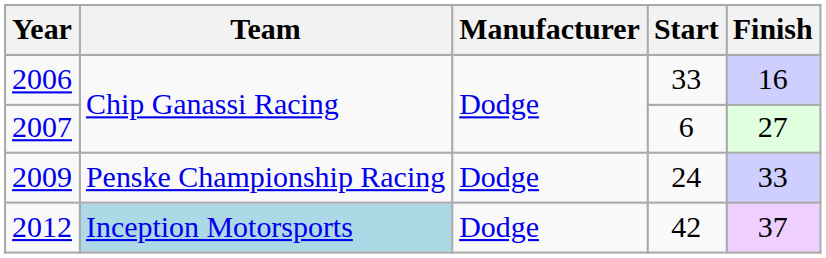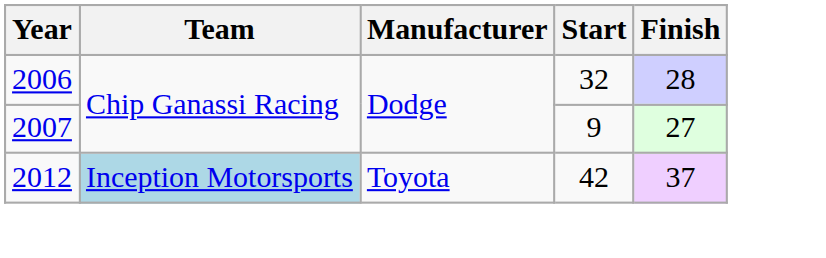(686, 78) 33 -> (594, 78) 32
(773, 78) 16 -> (680, 78) 28
(686, 128) 6 -> (594, 128) 9
- row: (42, 177)
(499, 227) Dodge -> (408, 177) Toyota
